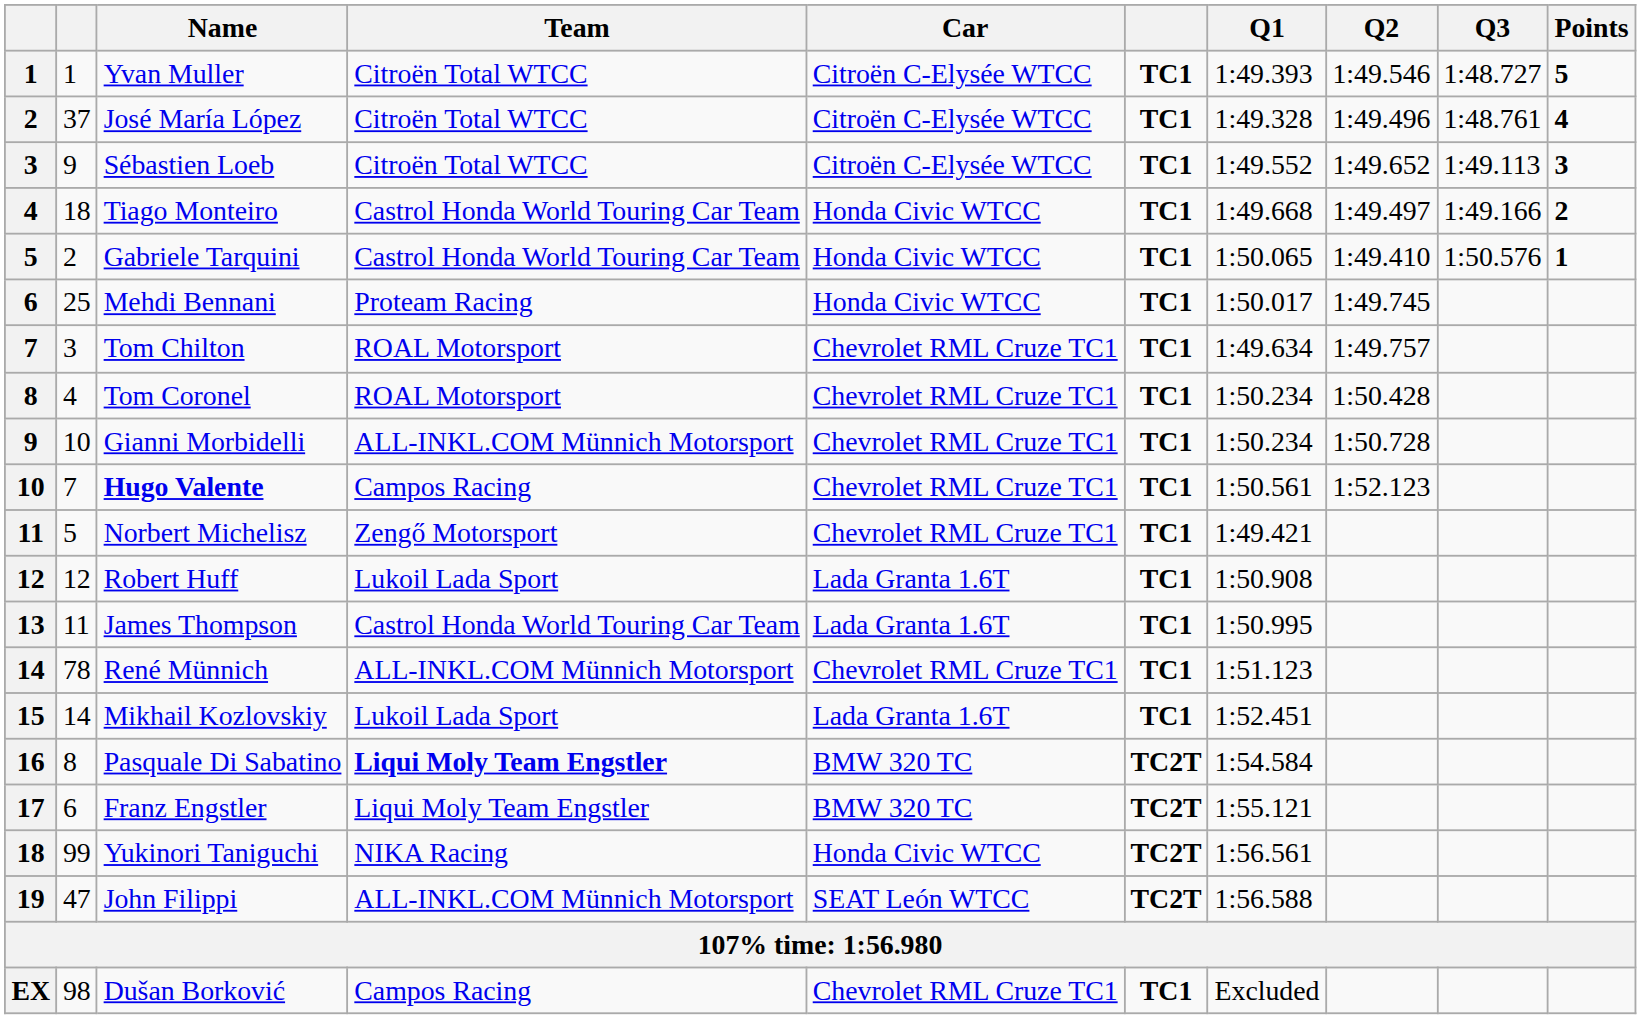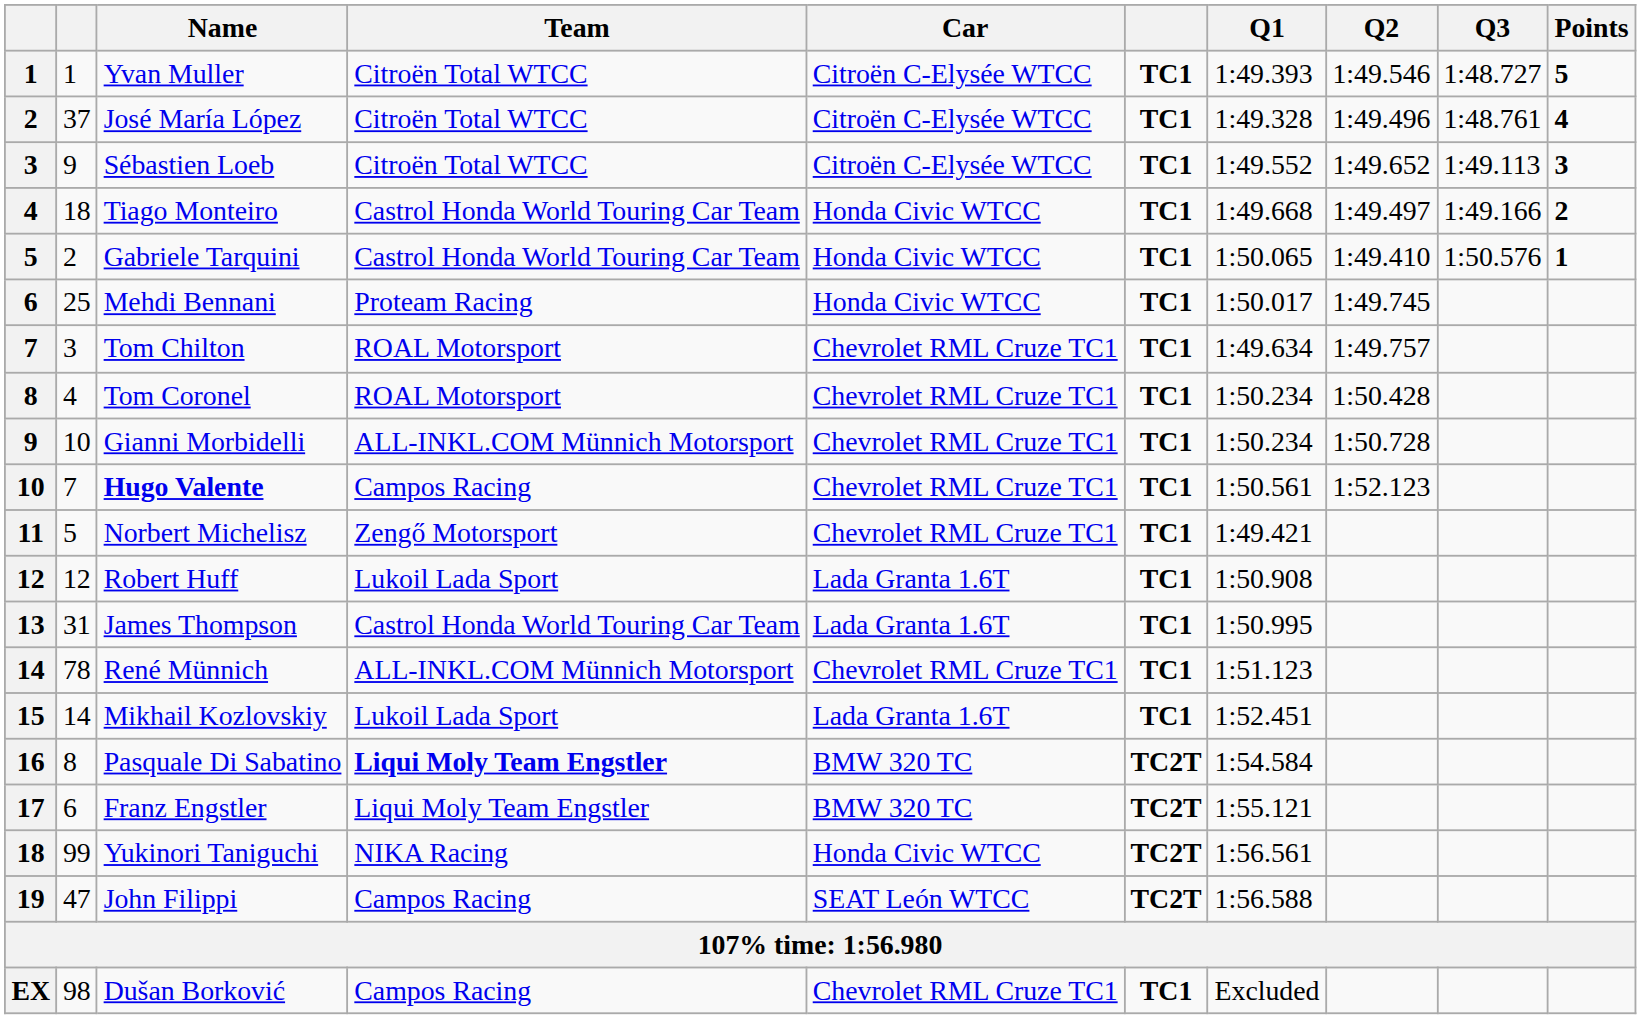(76, 623) 11 -> (77, 623) 31
(574, 899) ALL-INKL.COM Münnich Motorsport -> (443, 899) Campos Racing
